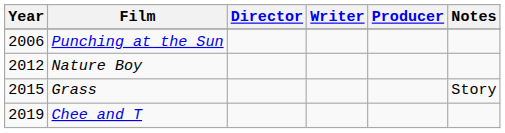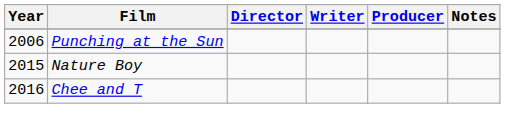(26, 66) 2012 -> (26, 66) 2015
- row: (74, 91)
(26, 115) 2019 -> (26, 91) 2016
